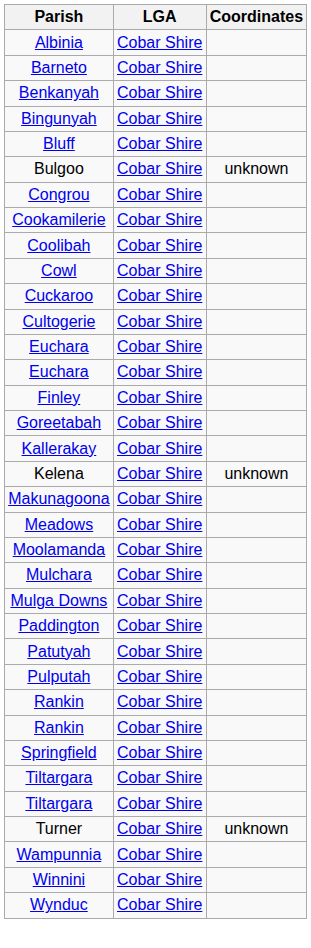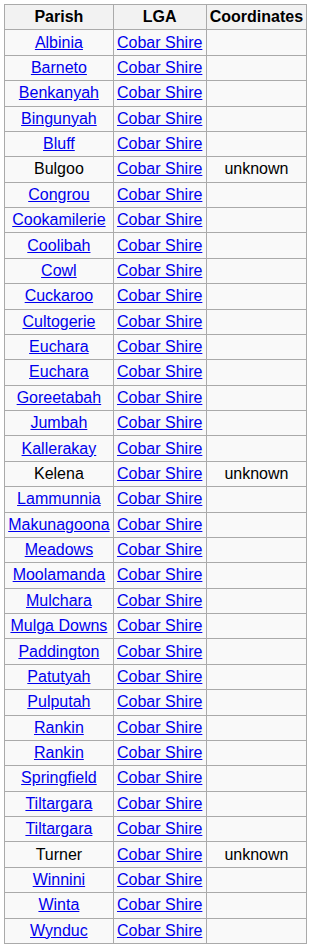- row: (59, 397)
+ row: (59, 423)
+ row: (59, 499)
- row: (59, 854)
+ row: (59, 905)
